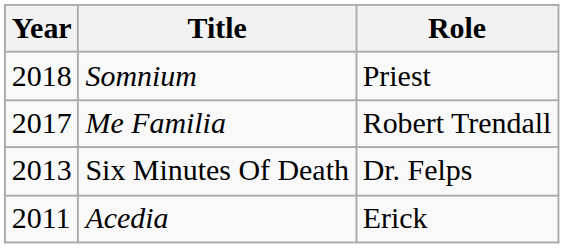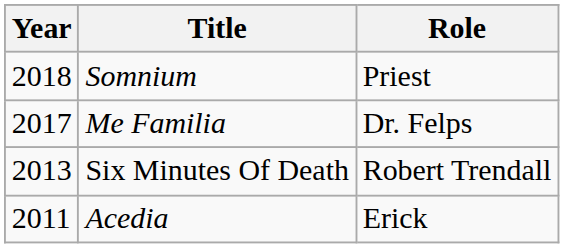(457, 123) Robert Trendall -> (418, 123) Dr. Felps
(418, 170) Dr. Felps -> (457, 170) Robert Trendall
